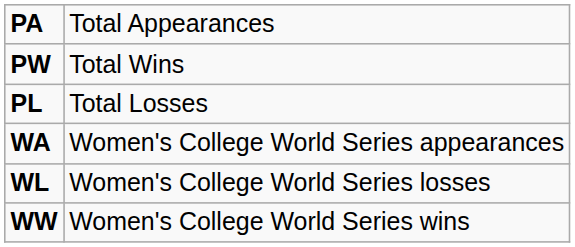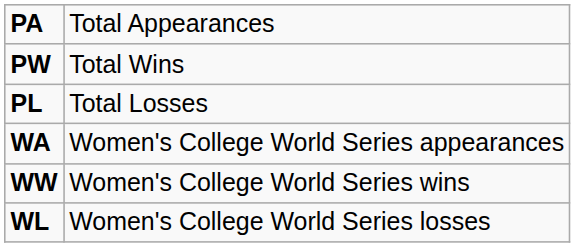rows swapped: (34, 222) <-> (30, 182)
